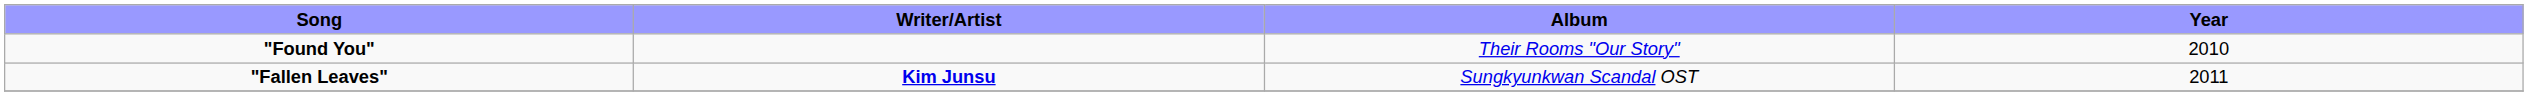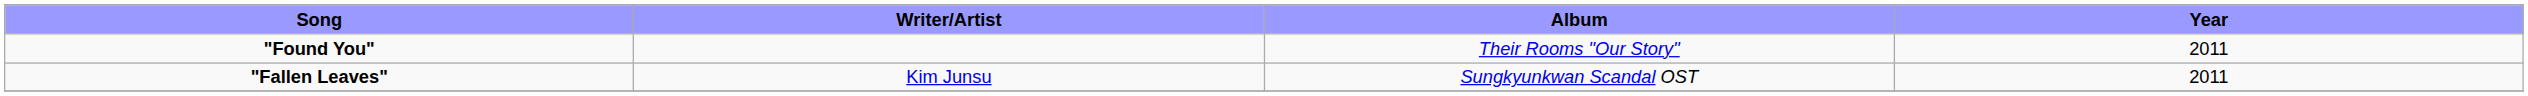(2209, 48) 2010 -> (2209, 48) 2011
(949, 77) bold -> (949, 77) normal
